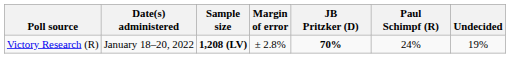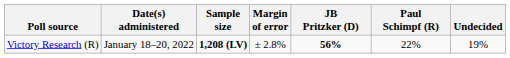(331, 44) 70% -> (331, 44) 56%
(411, 44) 24% -> (411, 44) 22%
